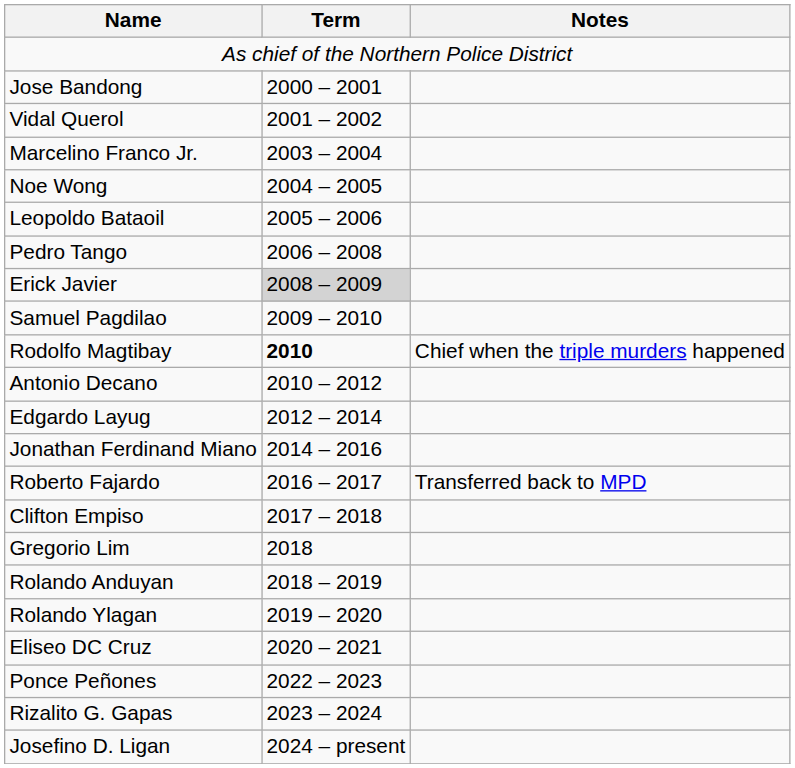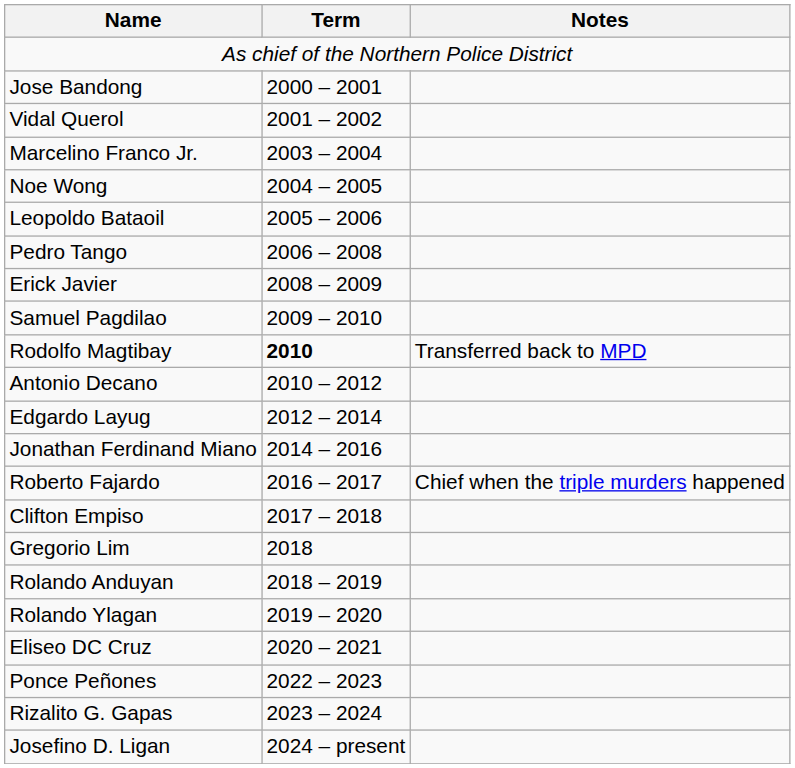(324, 284) lightgrey background -> (324, 284) no background
(600, 350) Chief when the triple murders happened -> (531, 350) Transferred back to MPD
(531, 482) Transferred back to MPD -> (600, 482) Chief when the triple murders happened
